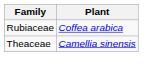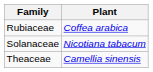+ row: (33, 43)
